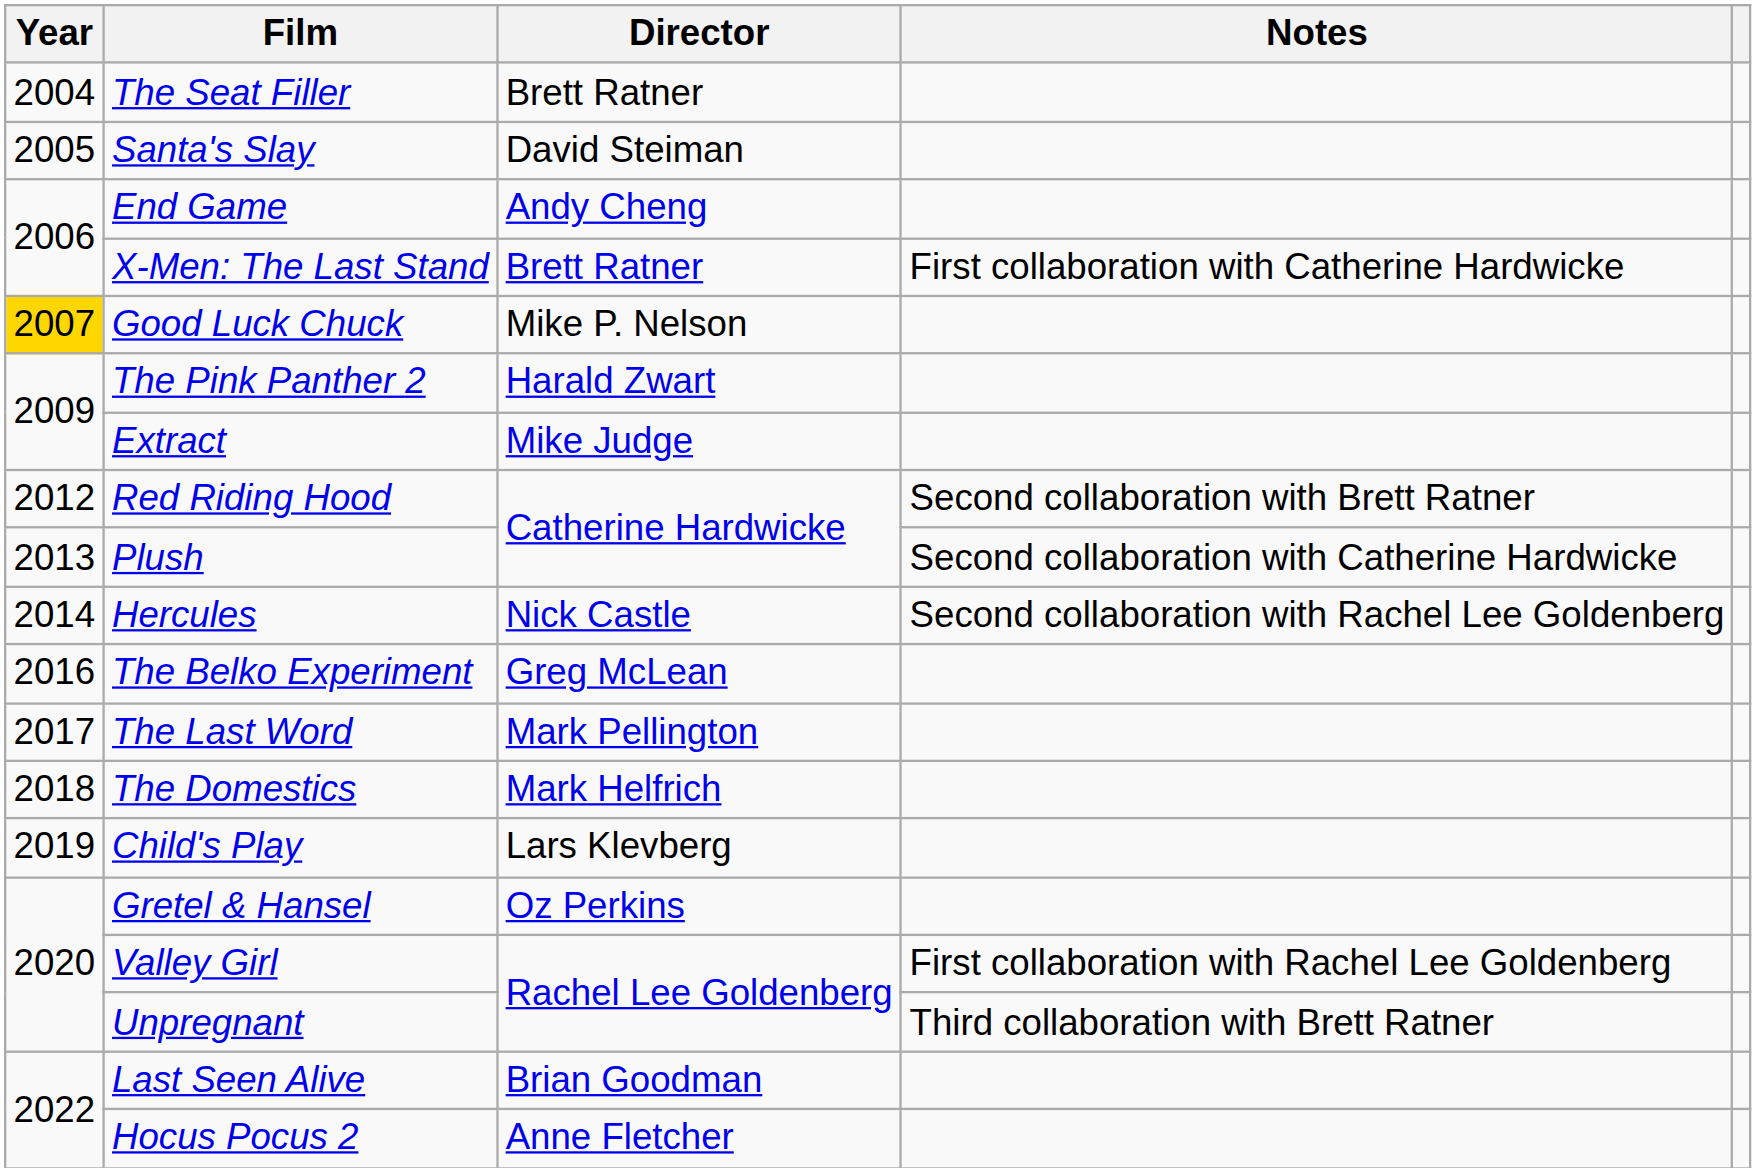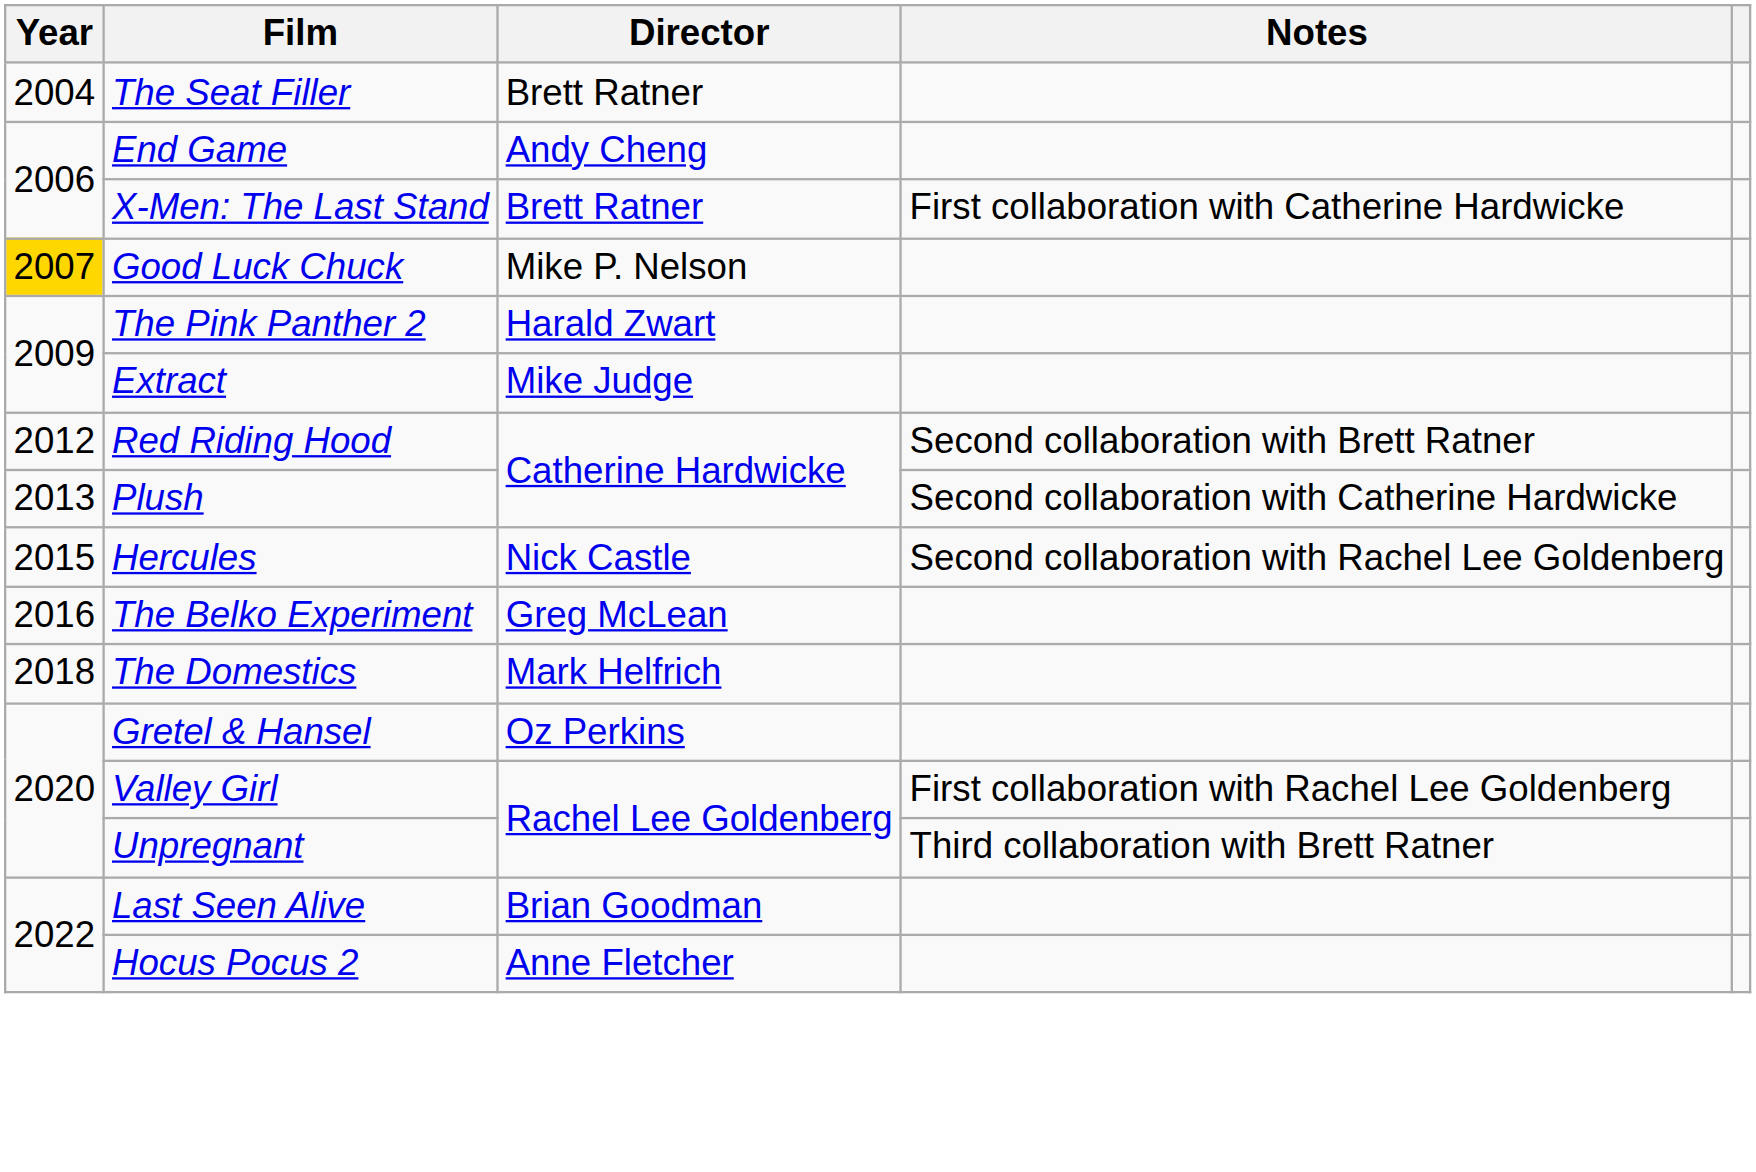- row: (213, 149)
(54, 614) 2014 -> (54, 556) 2015
- row: (232, 730)
- row: (207, 847)
